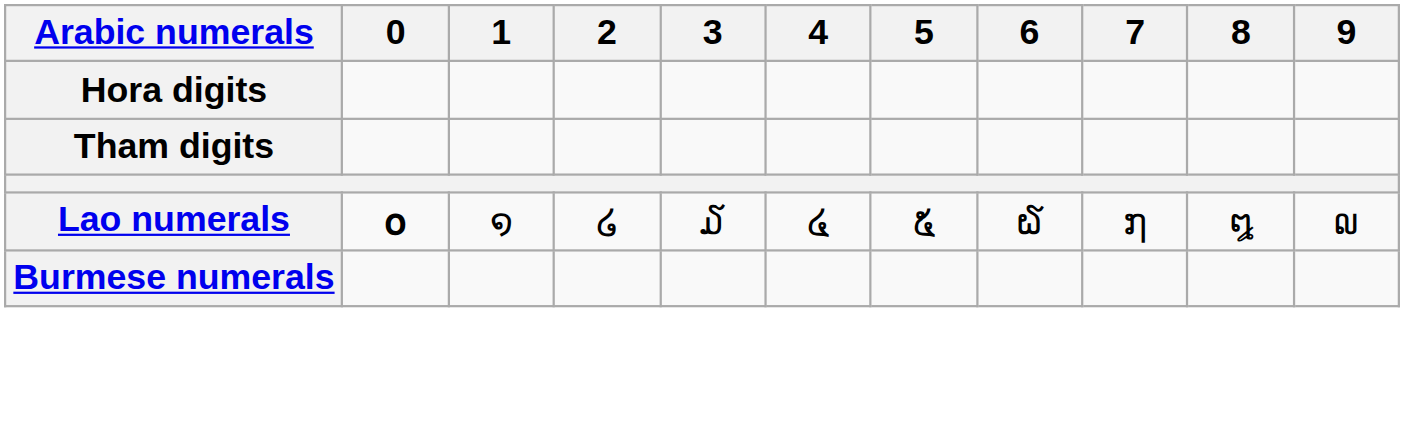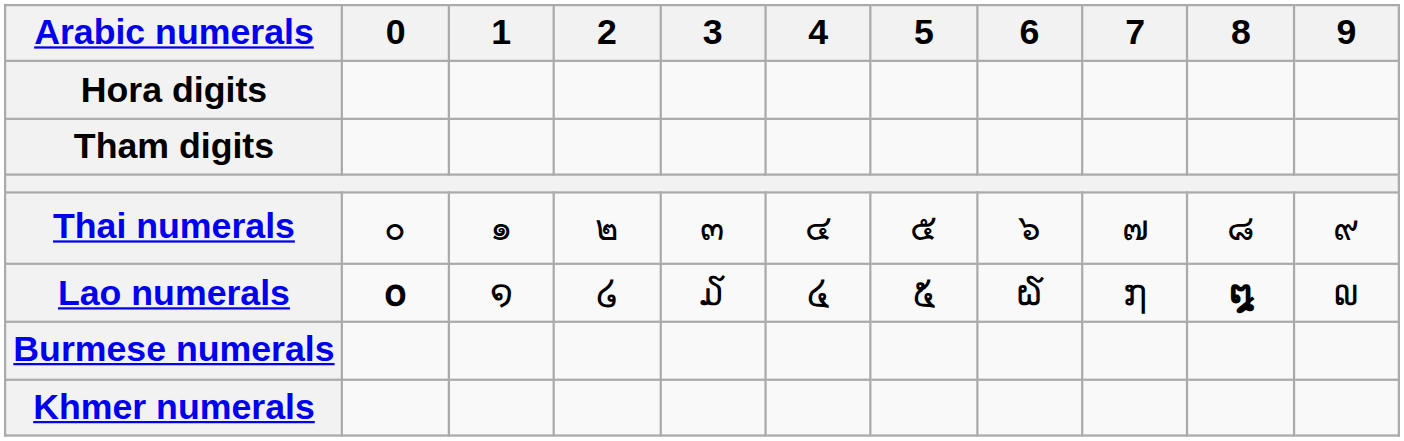+ row: (174, 226)
(1241, 221) normal -> (1241, 293) bold
+ row: (174, 406)
